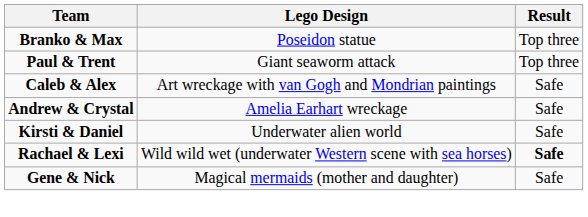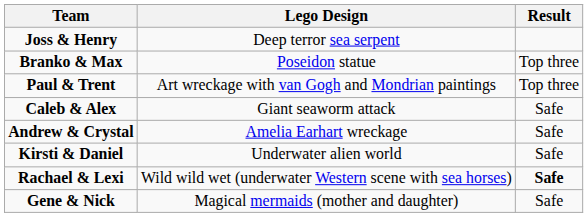+ row: (71, 39)
(326, 62) Giant seaworm attack -> (326, 85) Art wreckage with van Gogh and Mondrian paintings
(326, 85) Art wreckage with van Gogh and Mondrian paintings -> (326, 108) Giant seaworm attack
